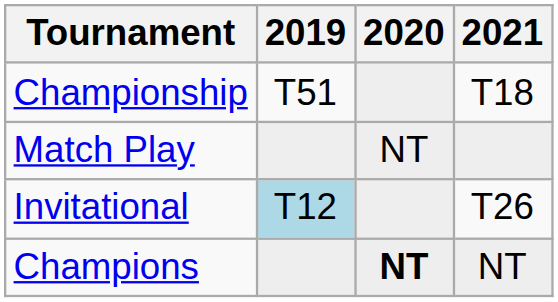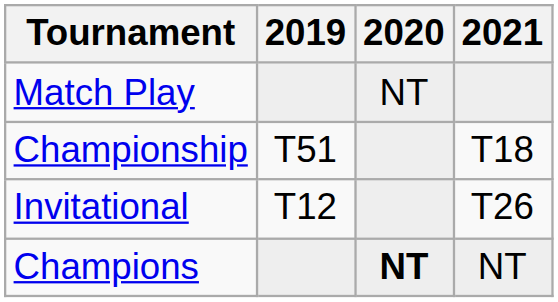rows swapped: (131, 91) <-> (104, 149)
(305, 207) lightblue background -> (305, 207) no background
